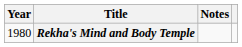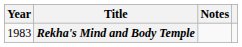(19, 33) 1980 -> (19, 33) 1983
